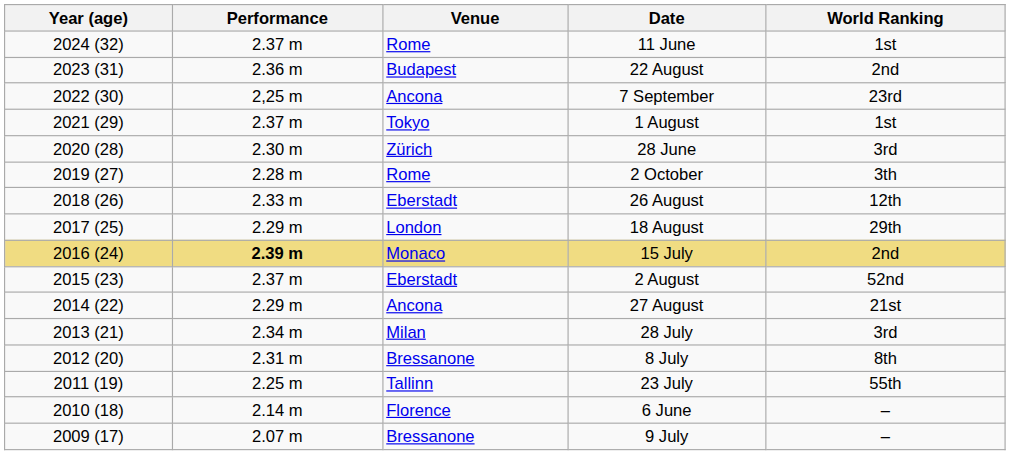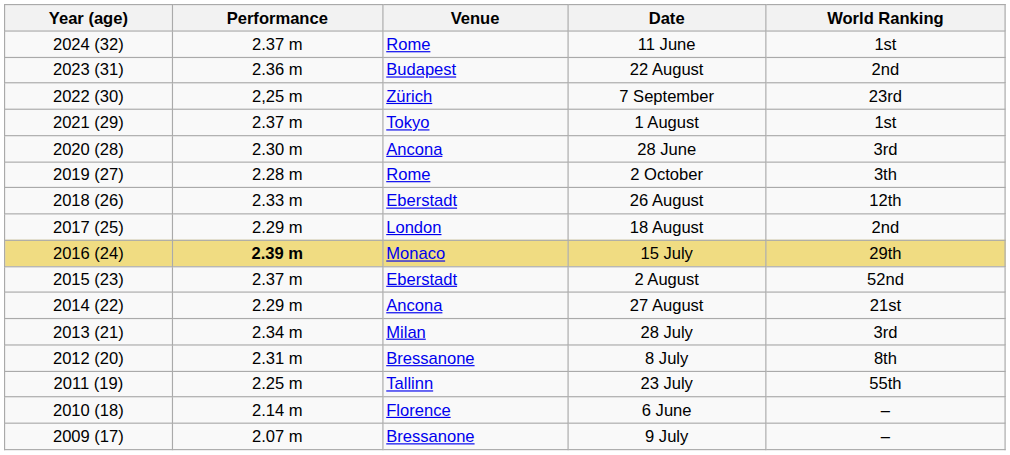(414, 97) Ancona -> (409, 97) Zürich
(409, 149) Zürich -> (414, 149) Ancona
(885, 227) 29th -> (885, 227) 2nd
(885, 254) 2nd -> (885, 254) 29th
